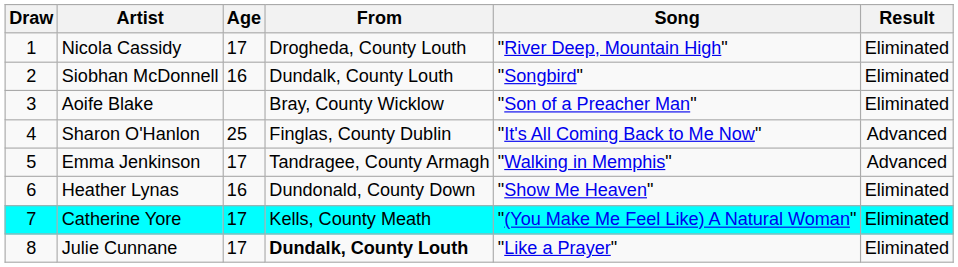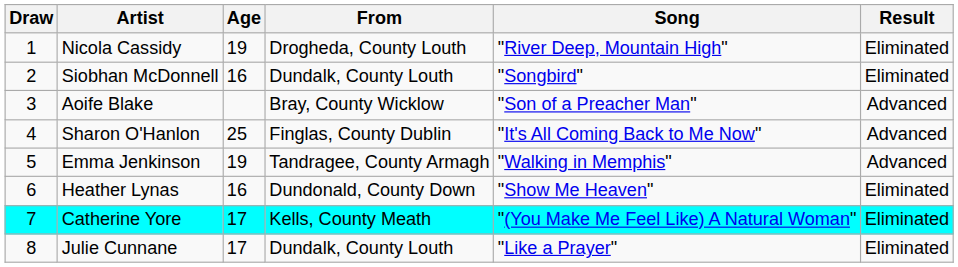(237, 47) 17 -> (237, 47) 19
(907, 104) Eliminated -> (907, 104) Advanced
(237, 162) 17 -> (237, 162) 19
(369, 248) bold -> (361, 248) normal
